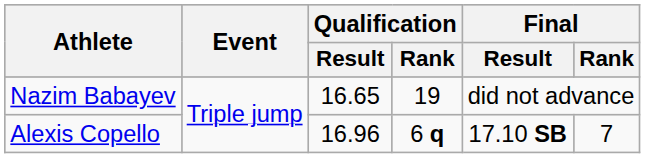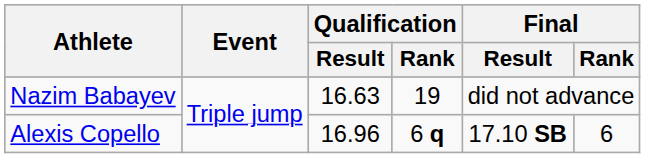(350, 96) 16.65 -> (350, 96) 16.63
(607, 134) 7 -> (607, 134) 6
